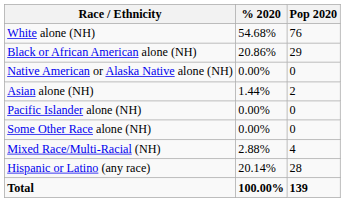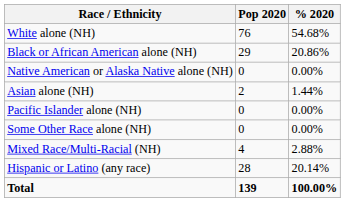columns swapped: (313, 14) <-> (261, 14)
